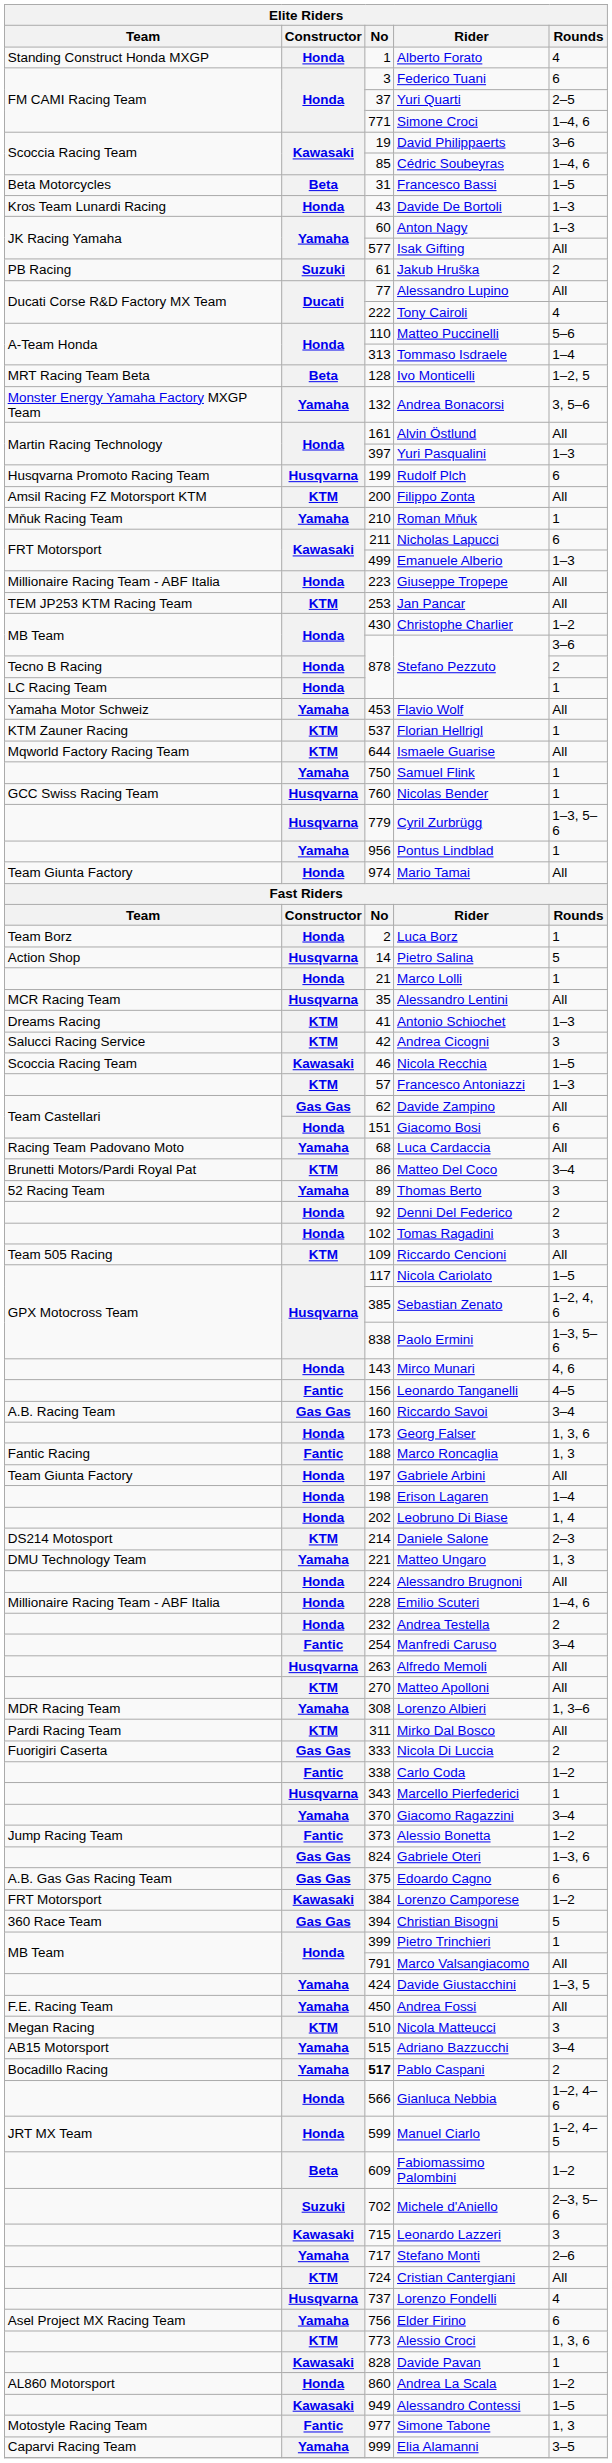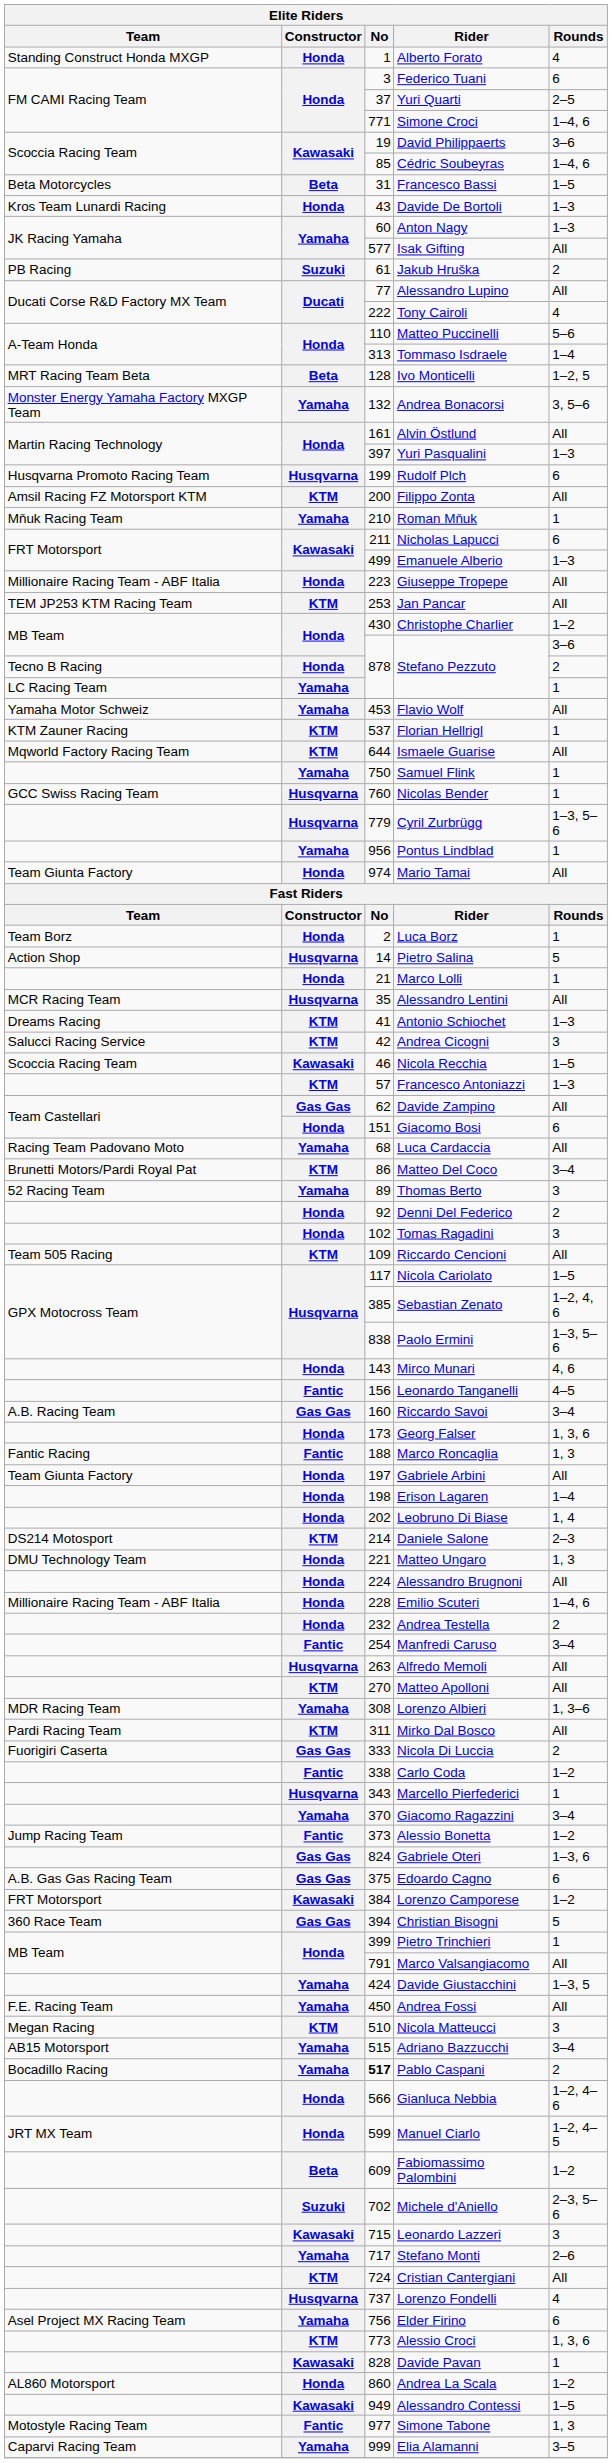(323, 687) Honda -> (323, 687) Yamaha
(323, 1560) Yamaha -> (323, 1560) Honda
